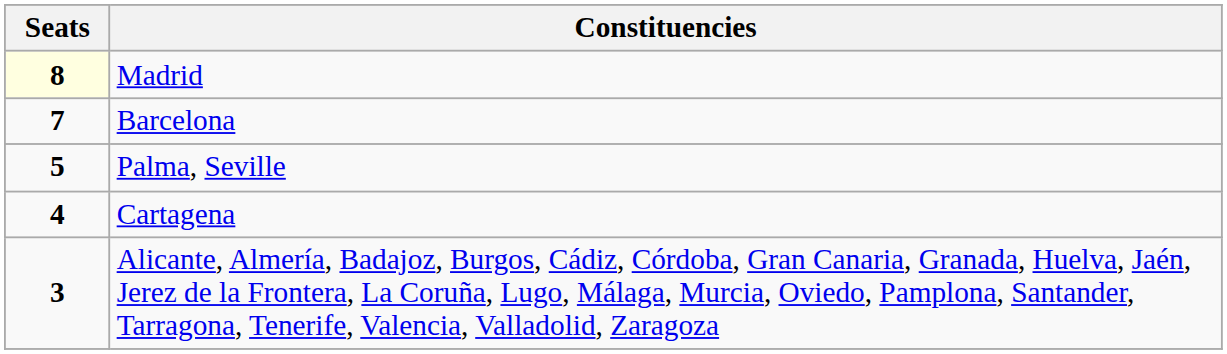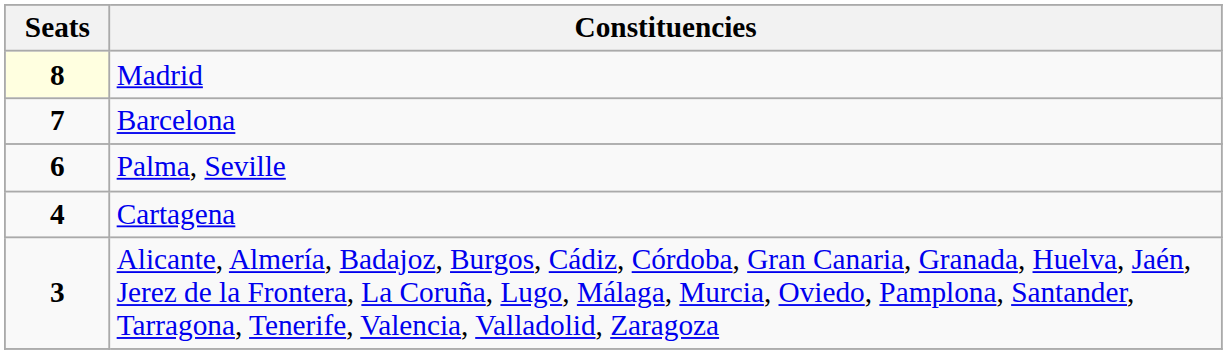(57, 167) 5 -> (57, 167) 6
